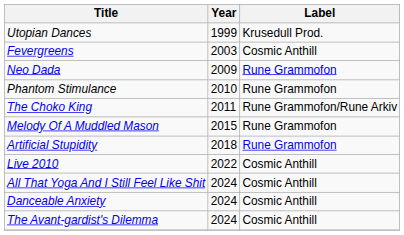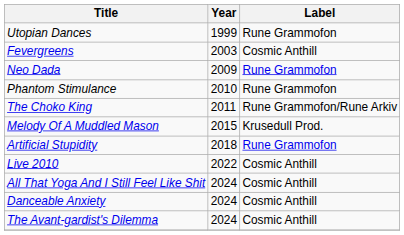(283, 32) Krusedull Prod. -> (290, 32) Rune Grammofon
(290, 126) Rune Grammofon -> (283, 126) Krusedull Prod.
